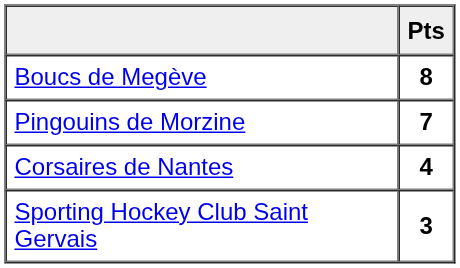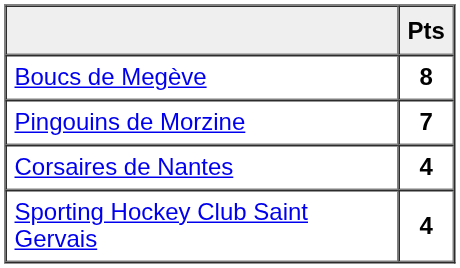(426, 225) 3 -> (426, 225) 4
